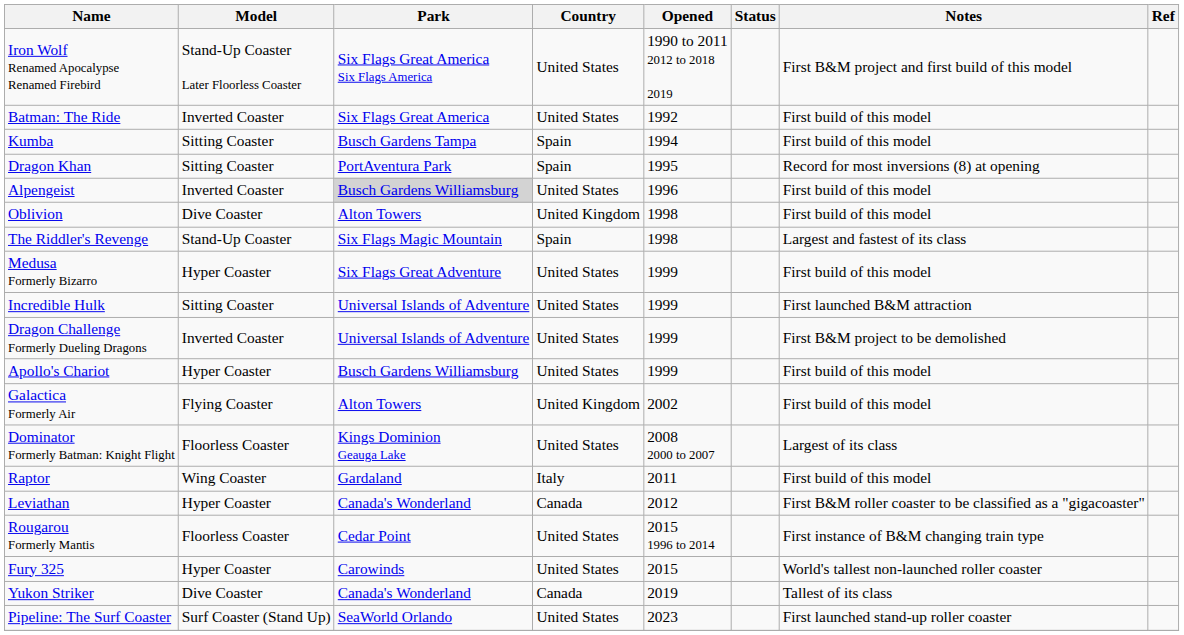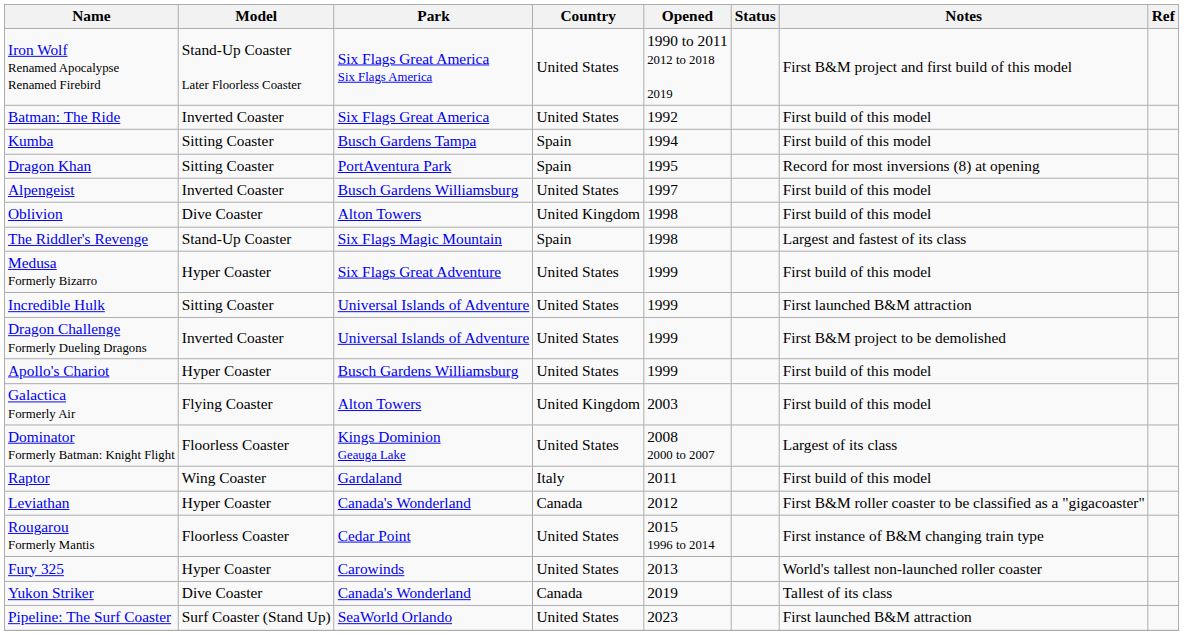(428, 190) lightgrey background -> (428, 190) no background
(662, 190) 1996 -> (662, 190) 1997
(662, 404) 2002 -> (662, 404) 2003
(662, 569) 2015 -> (662, 569) 2013
(897, 617) First launched stand-up roller coaster -> (877, 617) First launched B&M attraction
